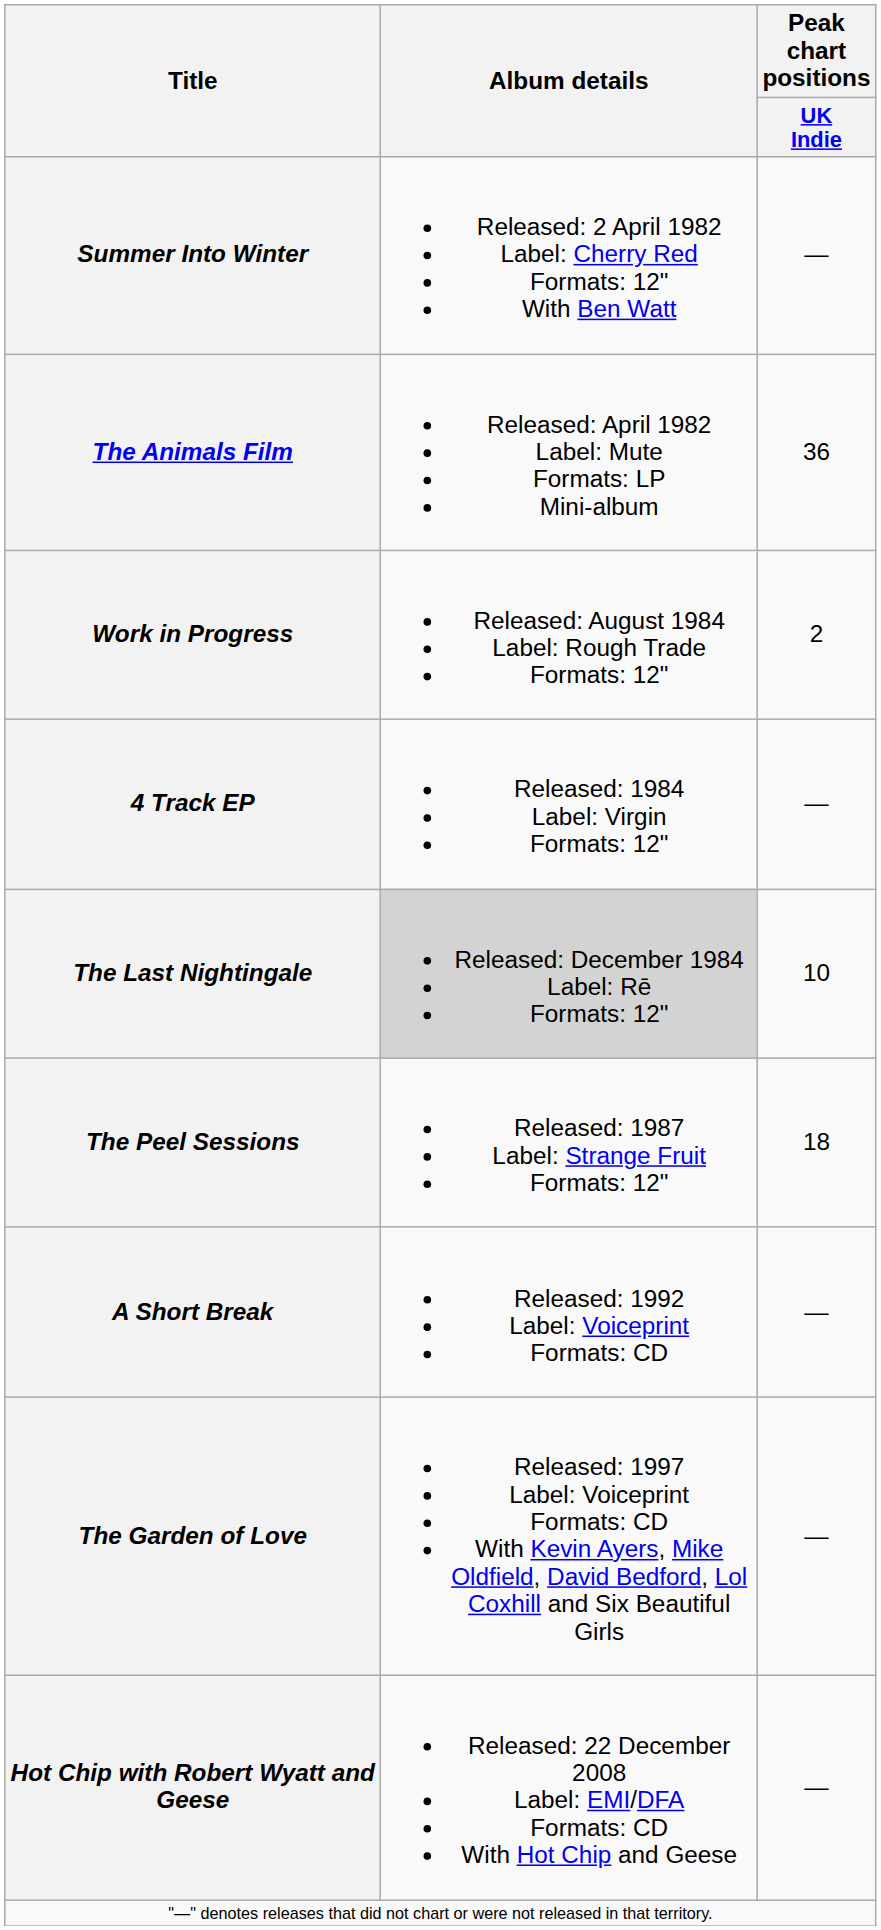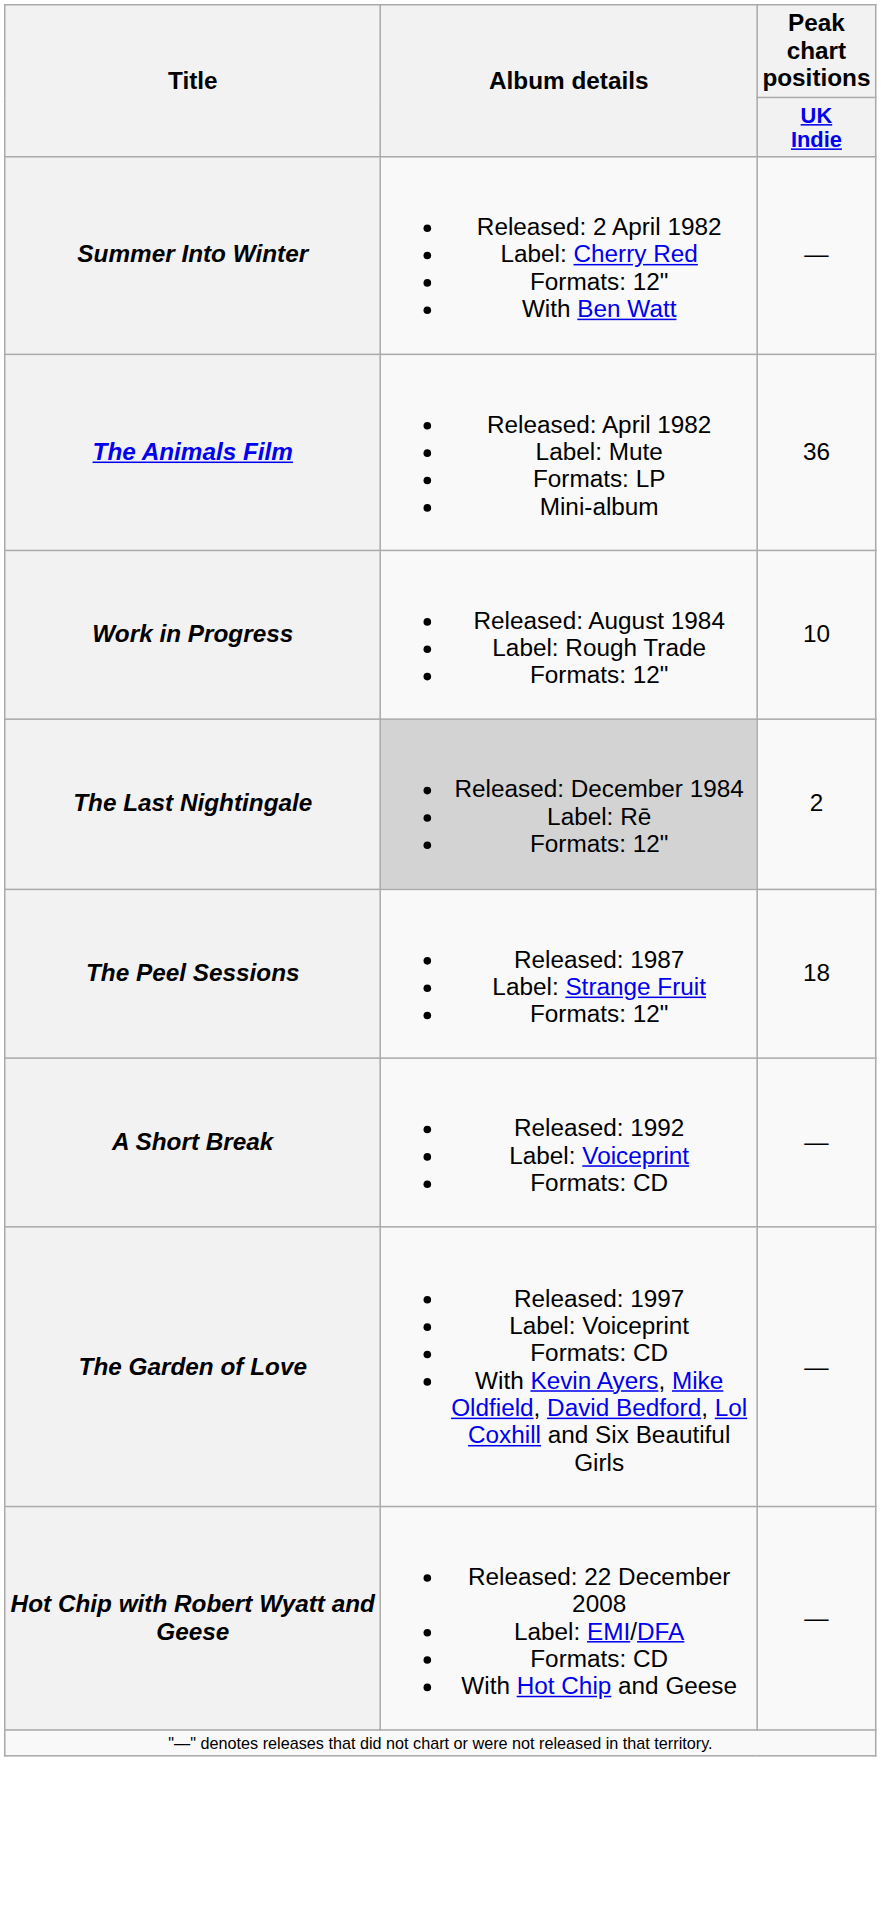(816, 634) 2 -> (816, 634) 10
- row: (193, 803)
(816, 973) 10 -> (816, 803) 2
